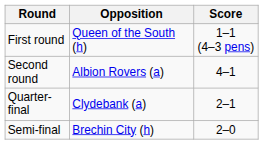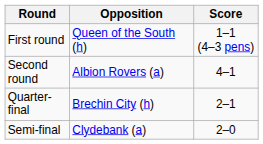(109, 104) Clydebank (a) -> (113, 104) Brechin City (h)
(113, 129) Brechin City (h) -> (109, 129) Clydebank (a)
